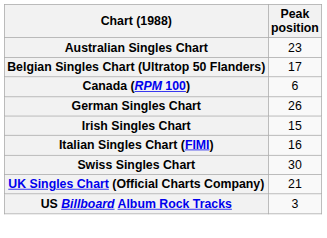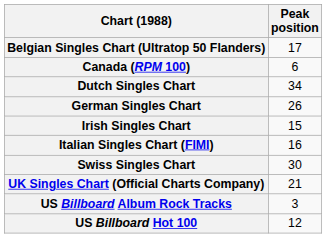- row: (136, 47)
+ row: (136, 86)
+ row: (136, 223)
